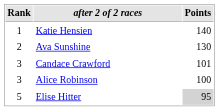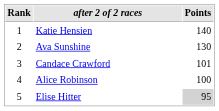(19, 80) 3 -> (19, 80) 4
